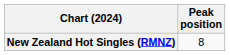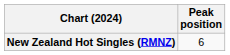(201, 42) 8 -> (201, 42) 6
